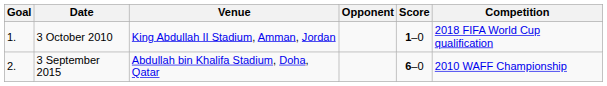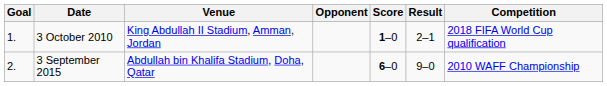+ column: (425, 13)
